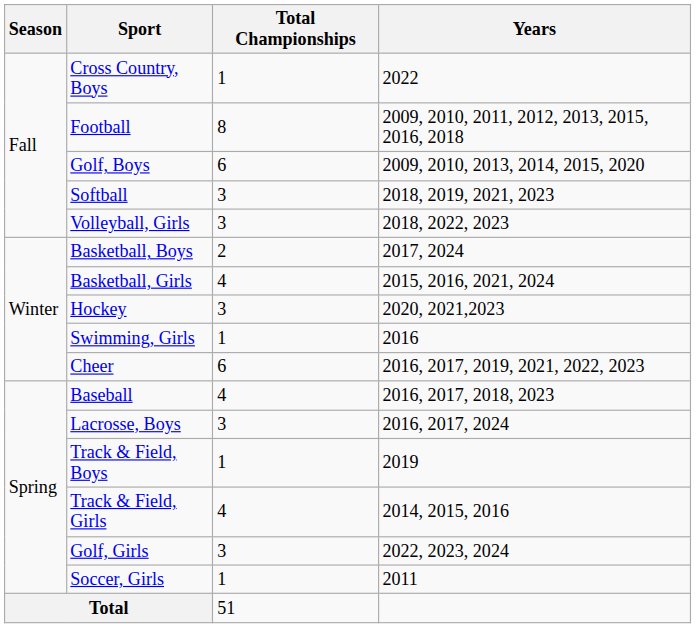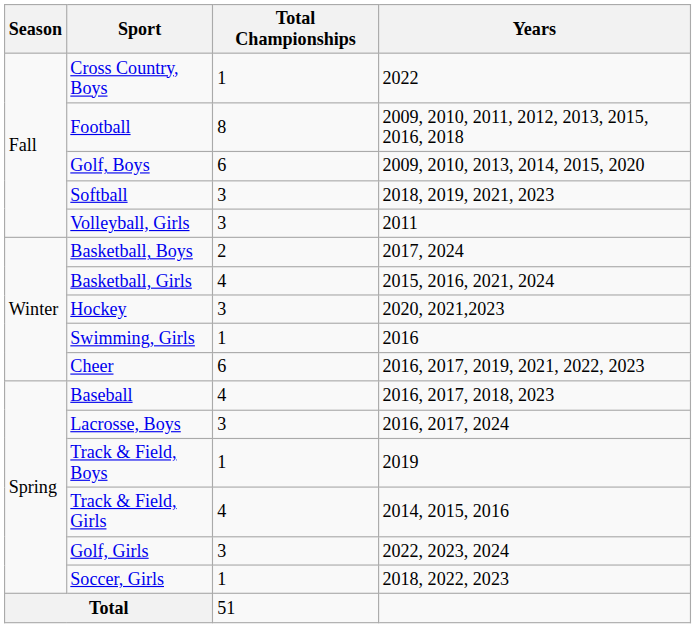(446, 223) 2018, 2022, 2023 -> (400, 223) 2011
(400, 579) 2011 -> (446, 579) 2018, 2022, 2023
